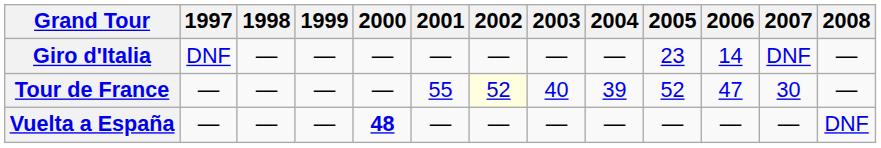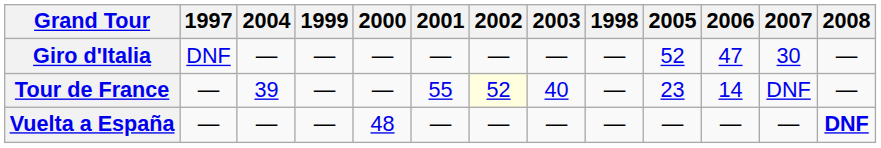columns swapped: (267, 21) <-> (615, 21)
(673, 55) 23 -> (673, 55) 52
(731, 55) 14 -> (731, 55) 47
(789, 55) DNF -> (789, 55) 30
(673, 90) 52 -> (673, 90) 23
(731, 90) 47 -> (731, 90) 14
(789, 90) 30 -> (789, 90) DNF
(383, 124) bold -> (383, 124) normal
(847, 124) normal -> (847, 124) bold
